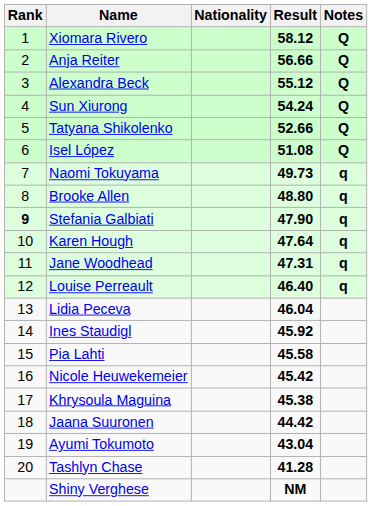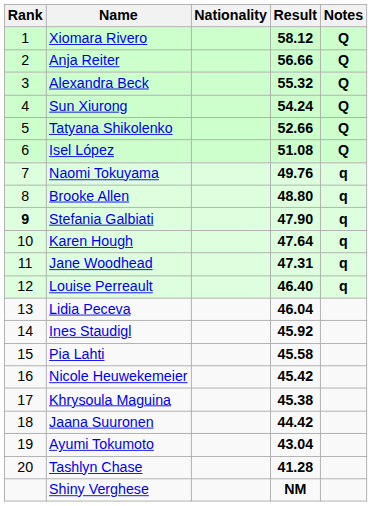(295, 83) 55.12 -> (295, 83) 55.32
(295, 173) 49.73 -> (295, 173) 49.76
